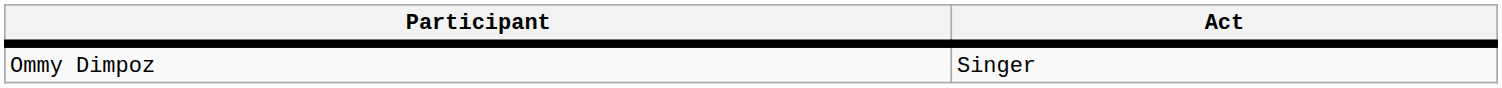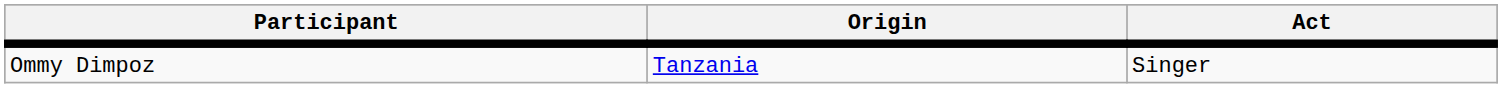+ column: (887, 23)
